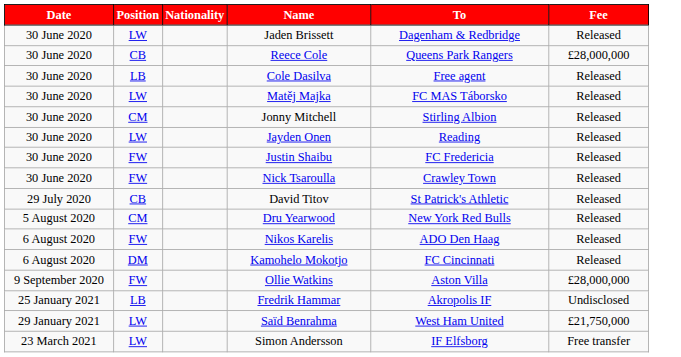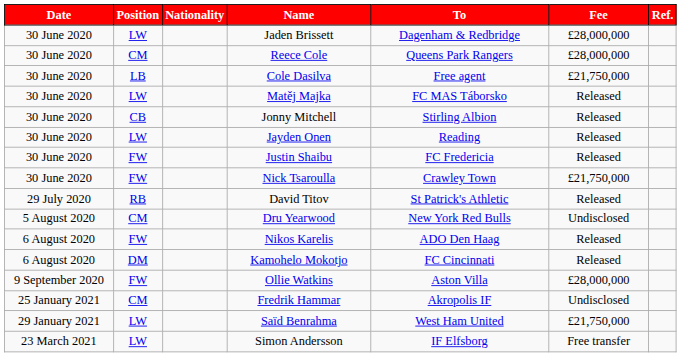+ column: (663, 15)
(599, 35) Released -> (599, 35) £28,000,000
(138, 55) CB -> (138, 55) CM
(599, 76) Released -> (599, 76) £21,750,000
(138, 117) CM -> (138, 117) CB
(599, 178) Released -> (599, 178) £21,750,000
(138, 198) CB -> (138, 198) RB
(599, 219) Released -> (599, 219) Undisclosed
(138, 301) LB -> (138, 301) CM
